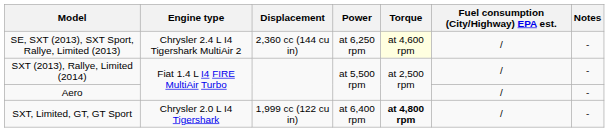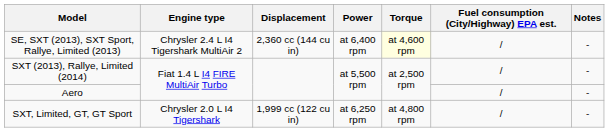(357, 45) at 6,250 rpm -> (358, 45) at 6,400 rpm
(357, 114) at 6,400 rpm -> (358, 114) at 6,250 rpm
(406, 114) bold -> (406, 114) normal
